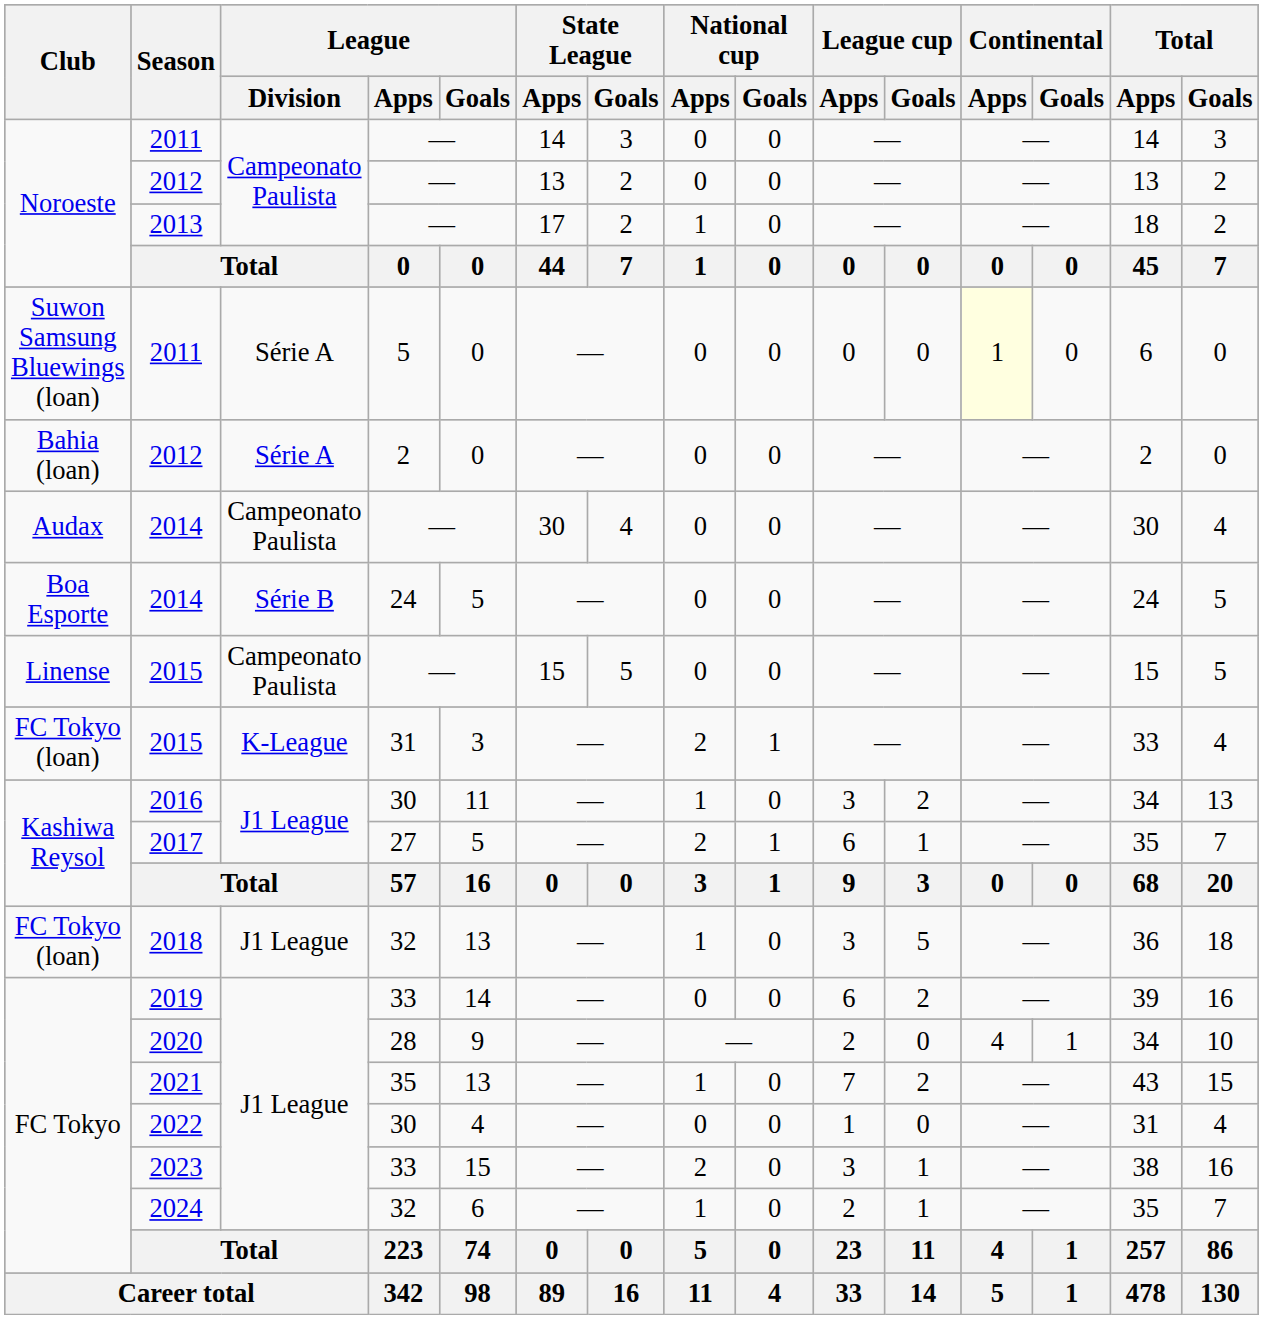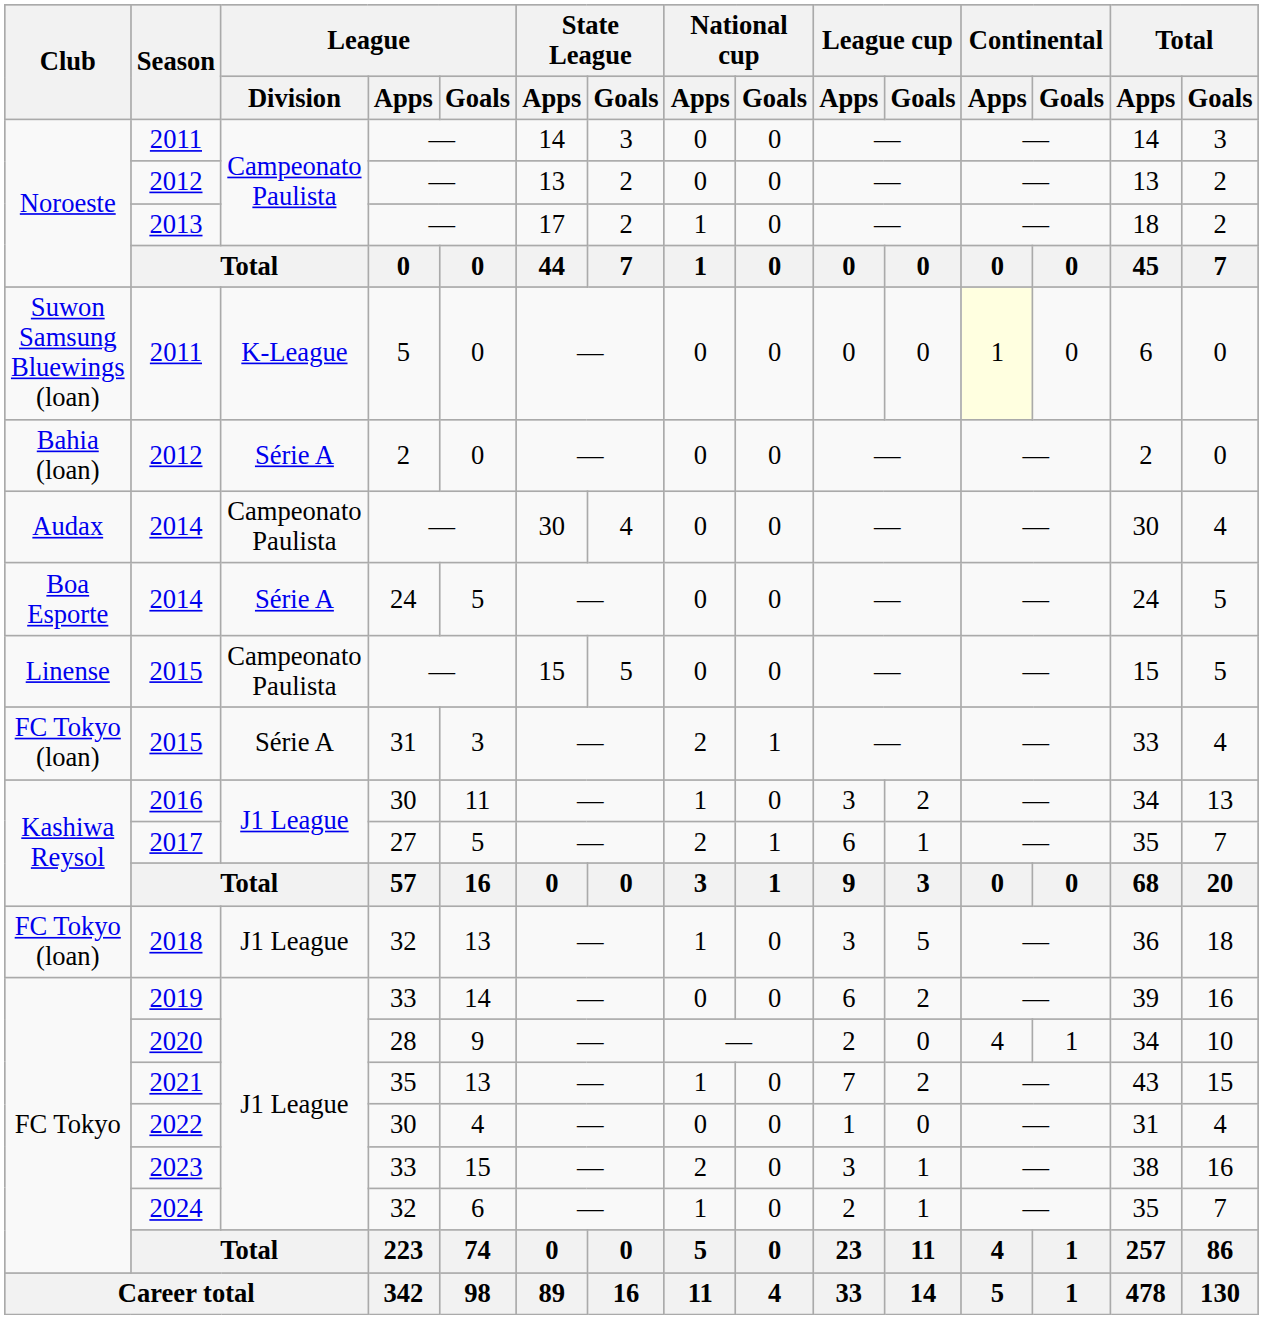(294, 352) Série A -> (294, 352) K-League
(294, 598) Série B -> (294, 598) Série A
(294, 742) K-League -> (294, 742) Série A
